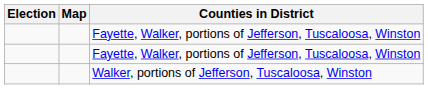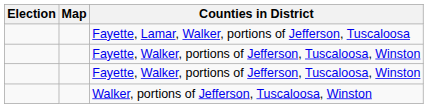+ row: (32, 34)
